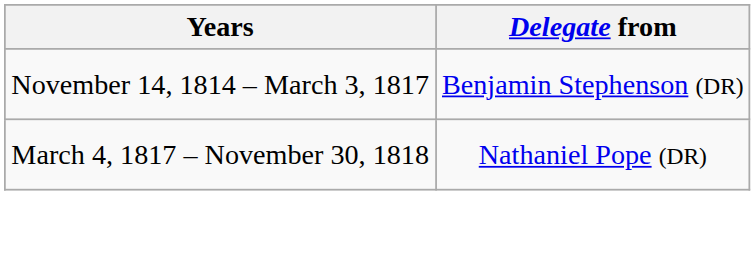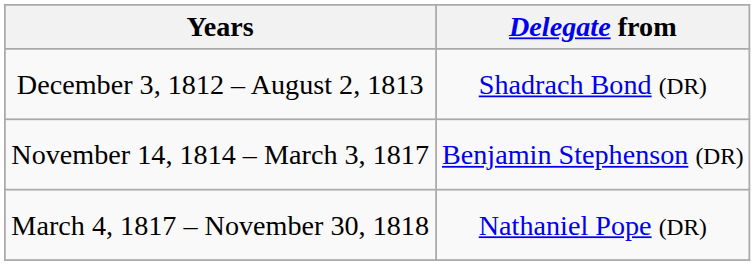+ row: (220, 84)
